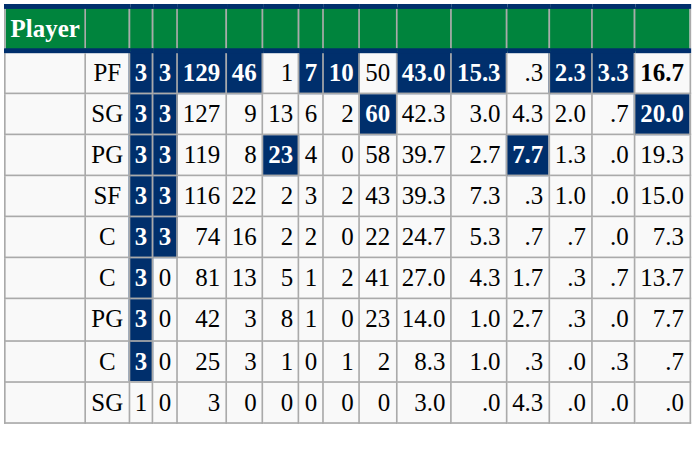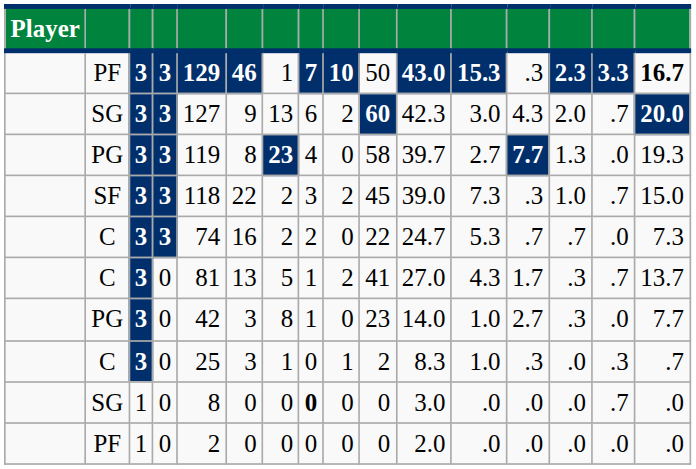(202, 196) 116 -> (202, 196) 118
(378, 196) 43 -> (378, 196) 45
(424, 196) 39.3 -> (424, 196) 39.0
(619, 196) .0 -> (619, 196) .7
(214, 401) 3 -> (214, 401) 8
(311, 401) normal -> (311, 401) bold
(528, 401) 4.3 -> (534, 401) .0
(619, 401) .0 -> (619, 401) .7
+ row: (107, 442)
